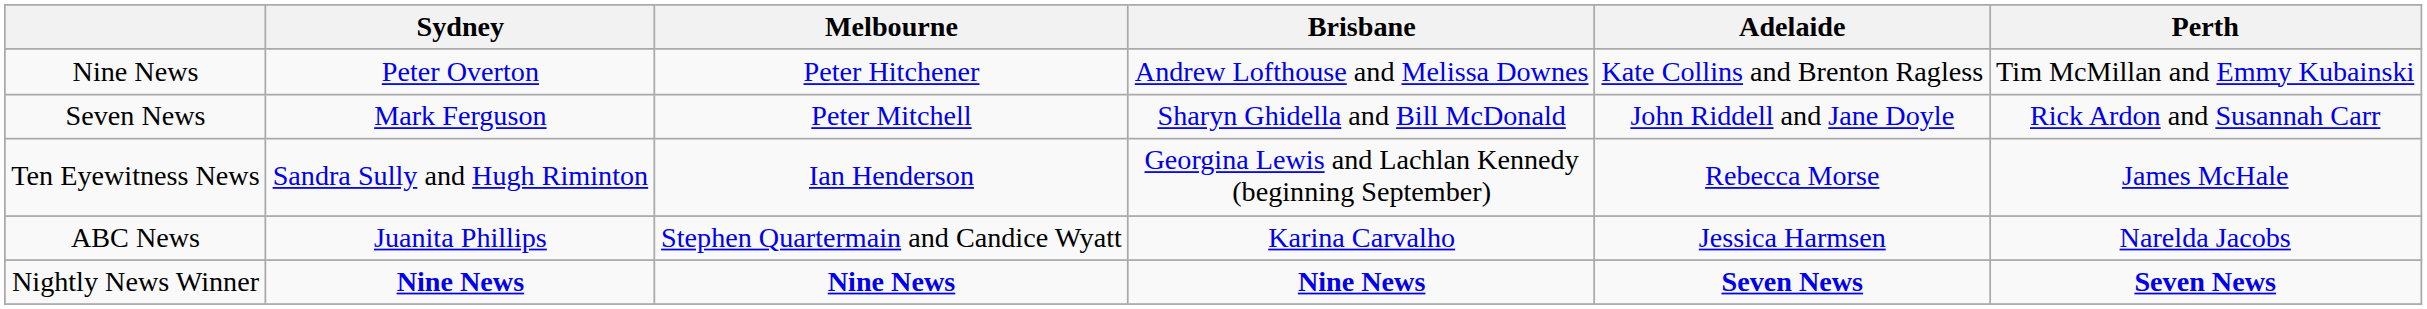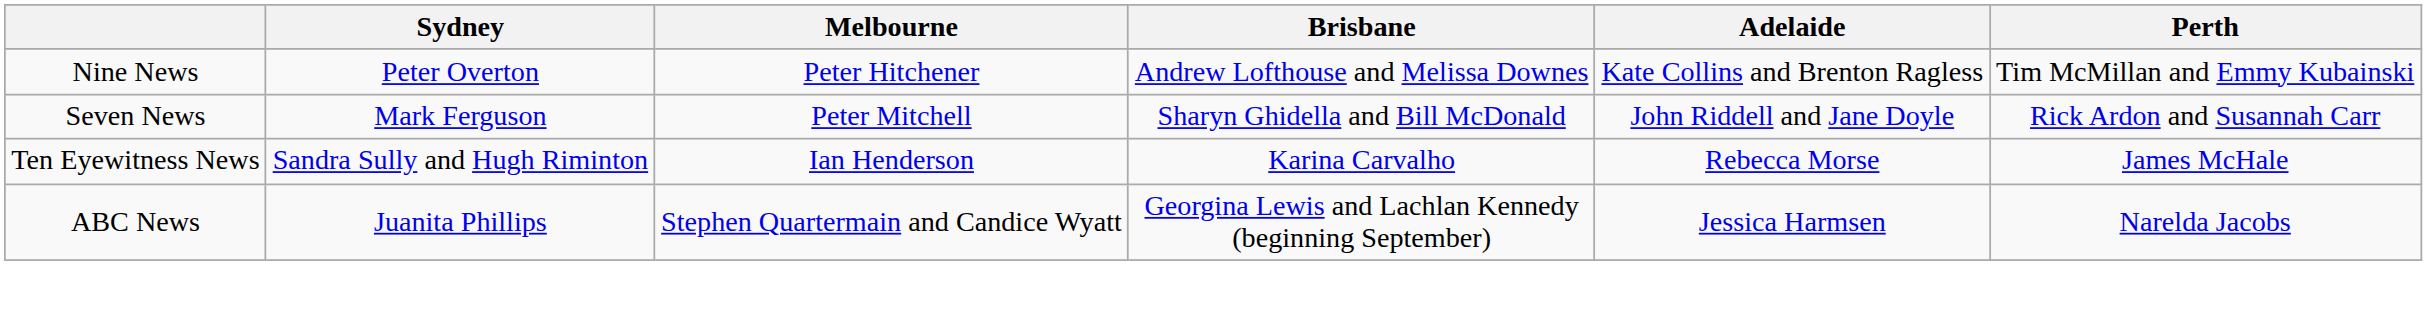(1362, 176) Georgina Lewis and Lachlan Kennedy (beginning September) -> (1362, 160) Karina Carvalho
(1362, 237) Karina Carvalho -> (1362, 221) Georgina Lewis and Lachlan Kennedy (beginning September)
- row: (136, 281)
